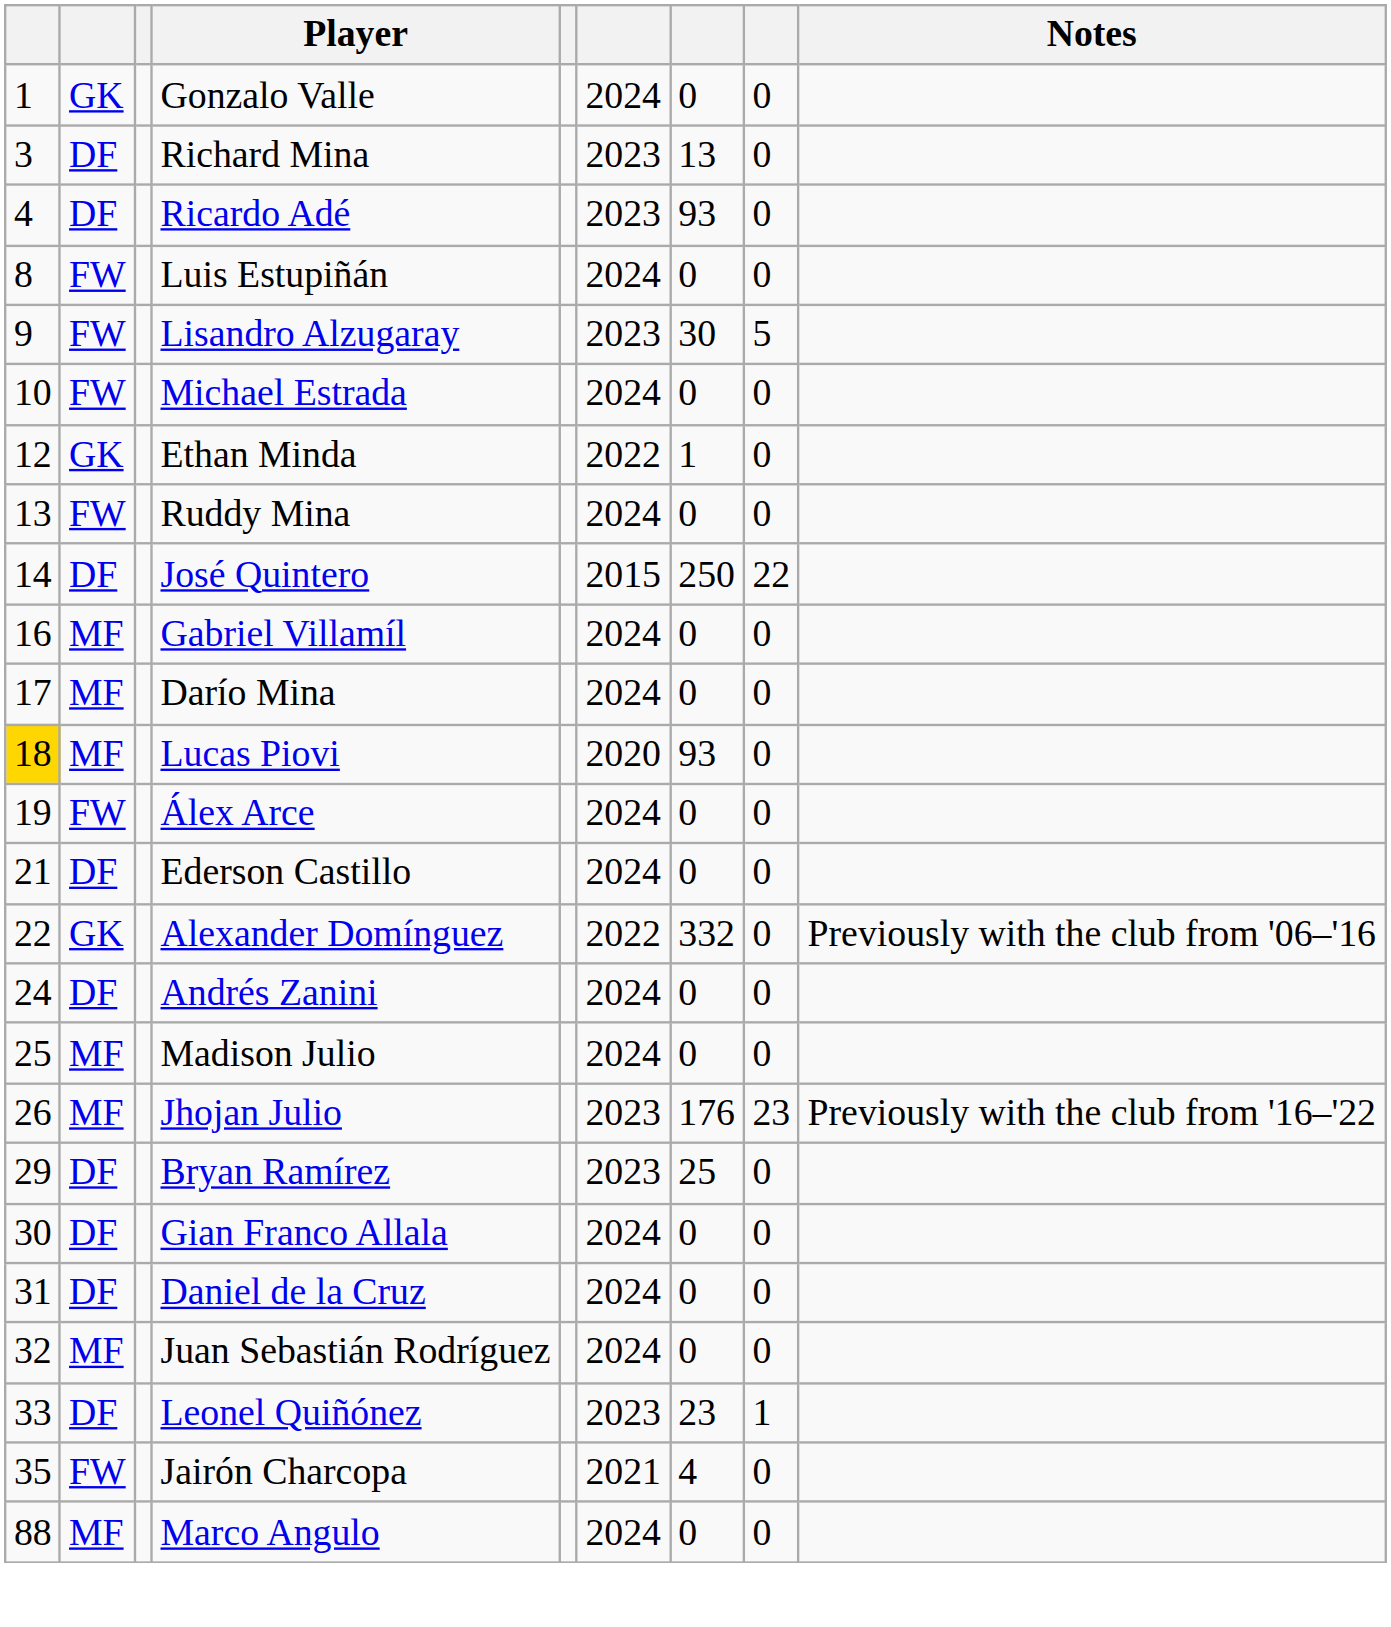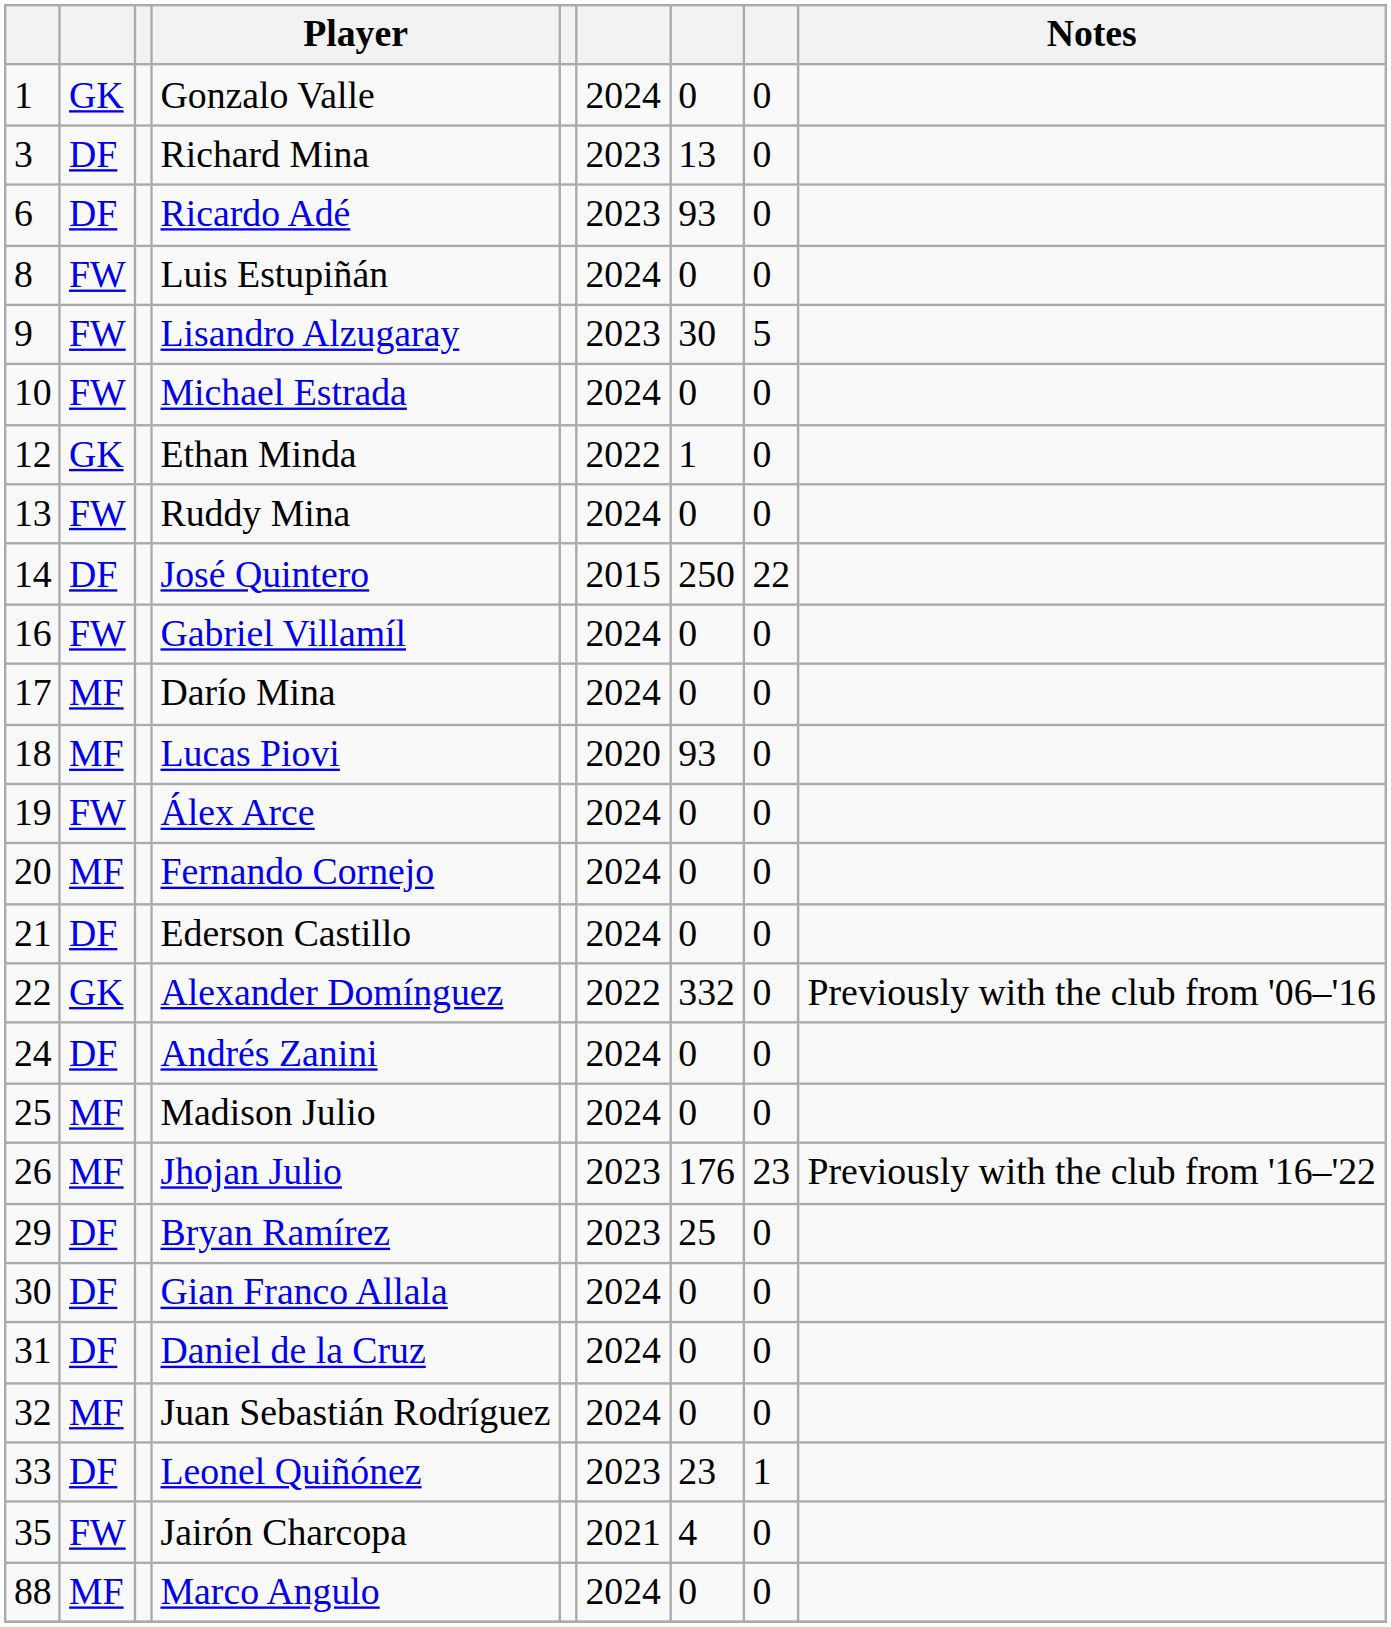(23, 214) 4 -> (23, 214) 6
(96, 633) MF -> (97, 633) FW
(33, 753) gold background -> (33, 753) no background
+ row: (297, 872)
